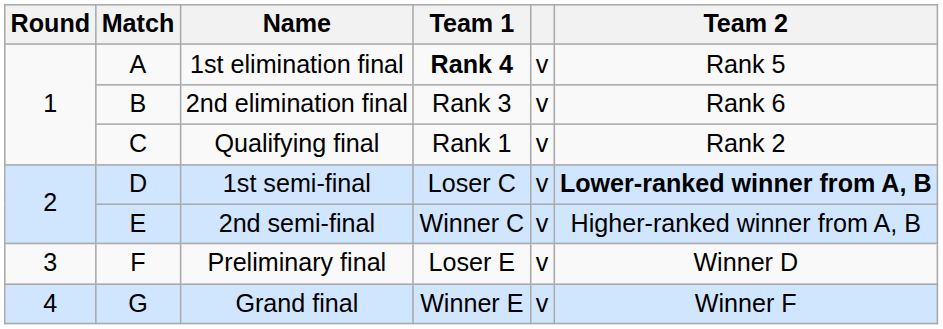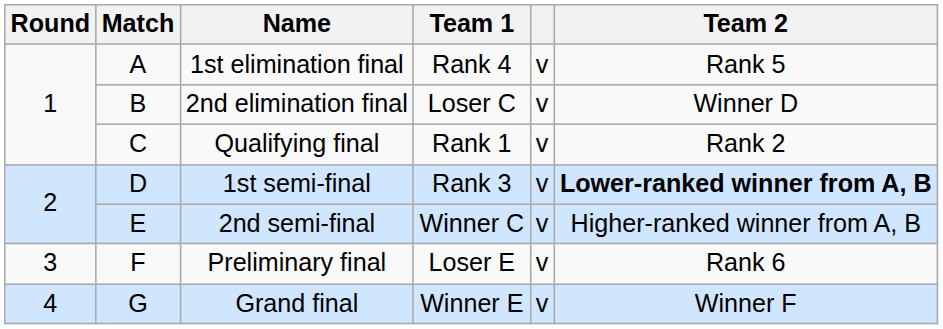(472, 64) bold -> (472, 64) normal
(472, 104) Rank 3 -> (472, 104) Loser C
(746, 104) Rank 6 -> (746, 104) Winner D
(472, 183) Loser C -> (472, 183) Rank 3
(746, 263) Winner D -> (746, 263) Rank 6
